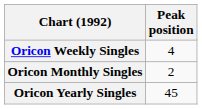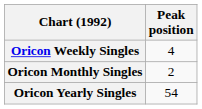(171, 93) 45 -> (171, 93) 54
